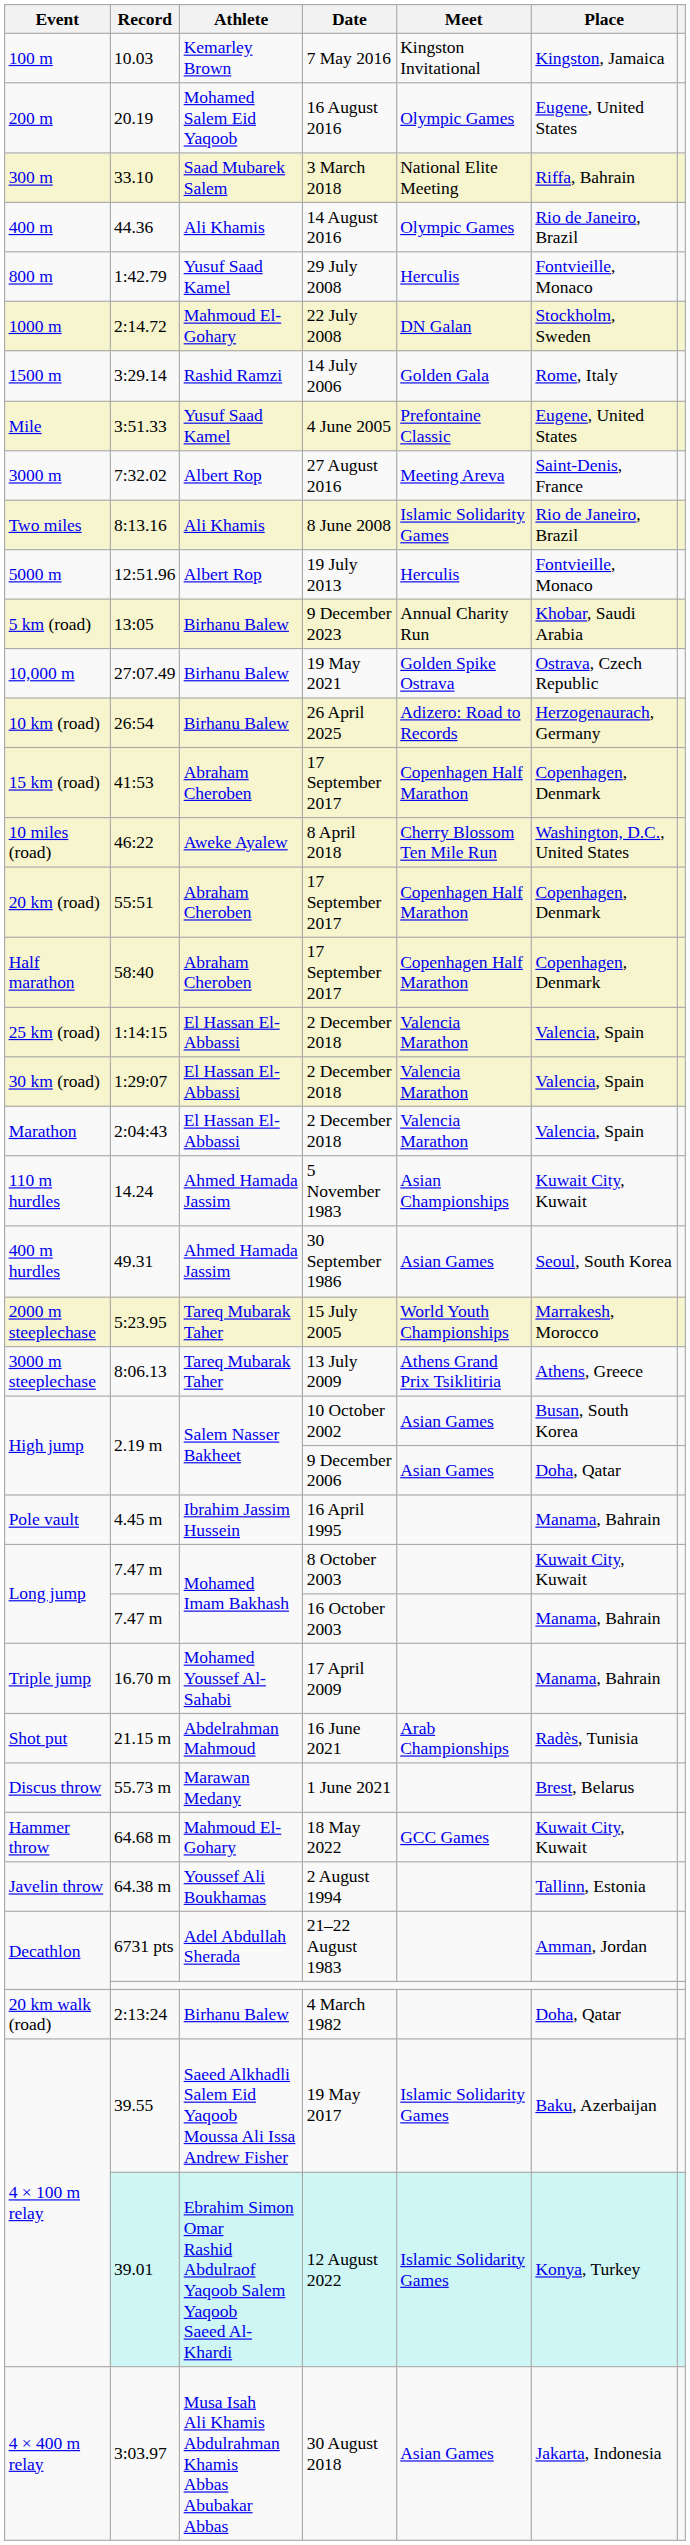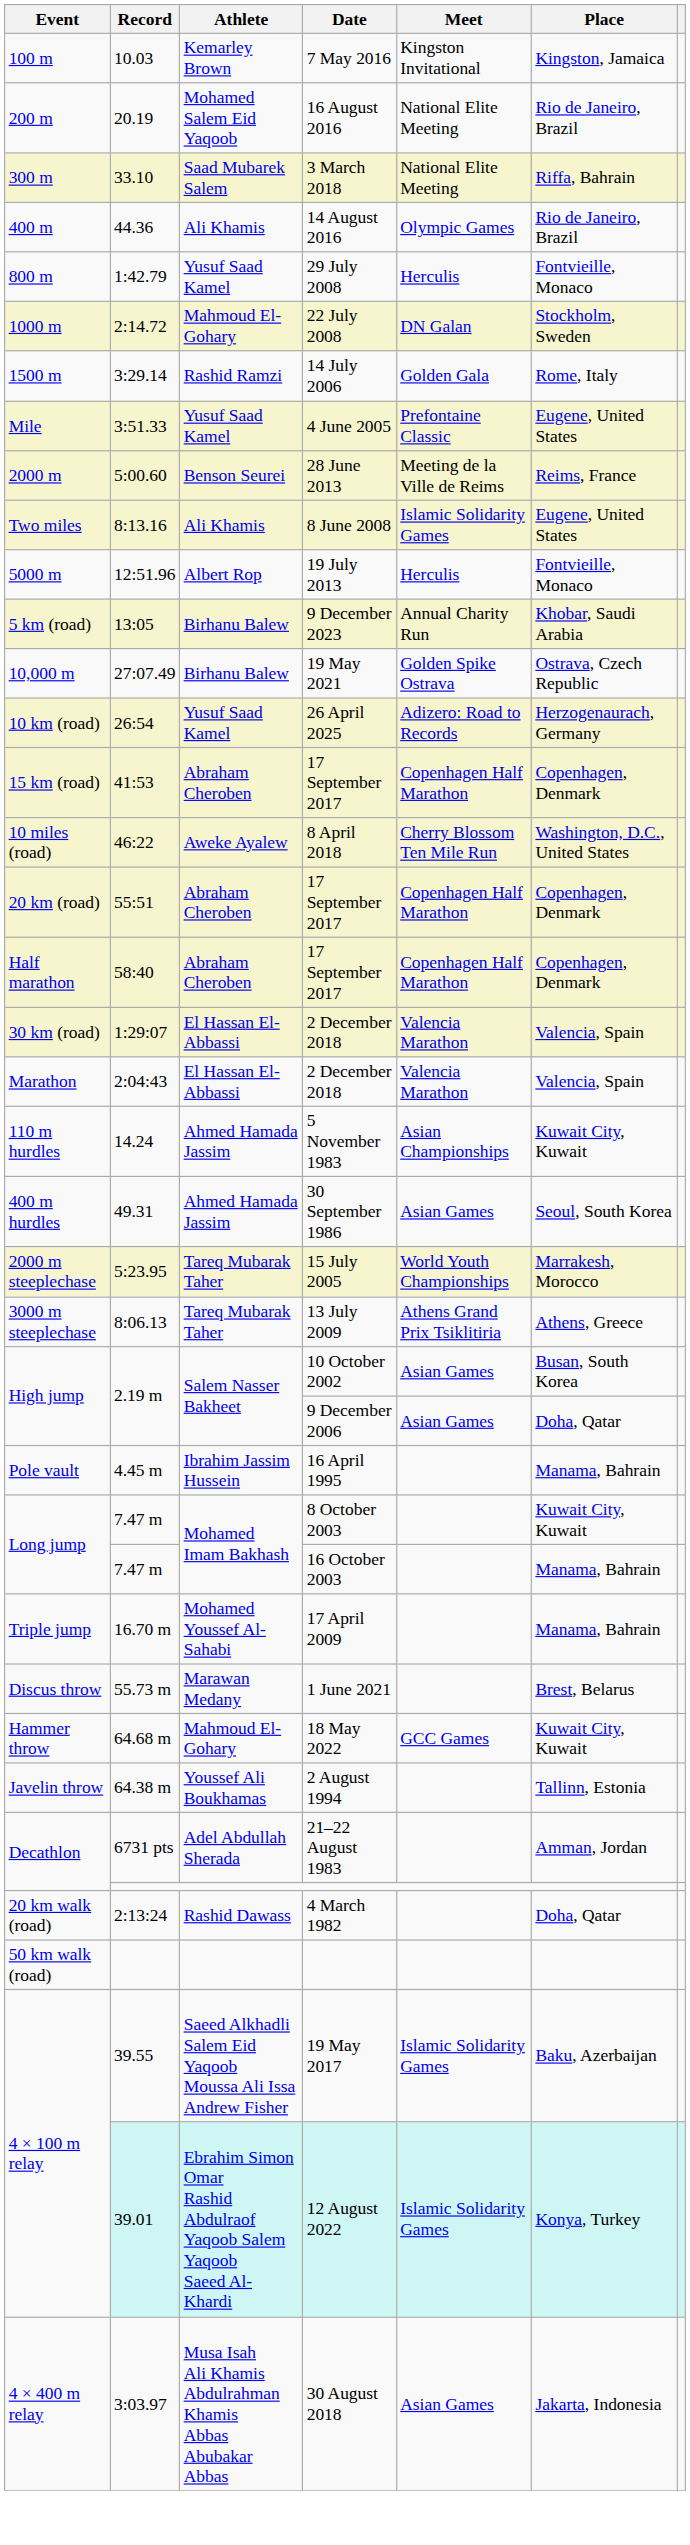(457, 118) Olympic Games -> (449, 118) National Elite Meeting
(590, 118) Eugene, United States -> (588, 118) Rio de Janeiro, Brazil
+ row: (35, 475)
- row: (35, 475)
(588, 524) Rio de Janeiro, Brazil -> (590, 524) Eugene, United States
(236, 722) Birhanu Balew -> (223, 722) Yusuf Saad Kamel
- row: (54, 1032)
- row: (38, 1738)
(236, 2014) Birhanu Balew -> (237, 1915) Rashid Dawass
+ row: (50, 1965)
